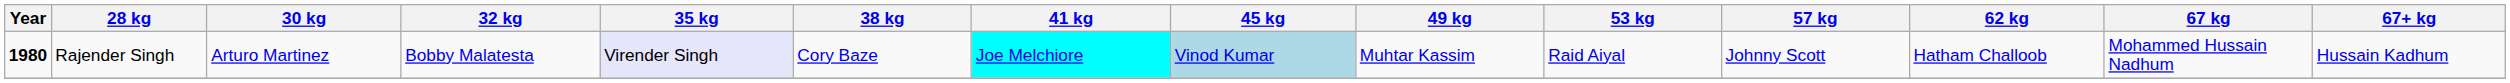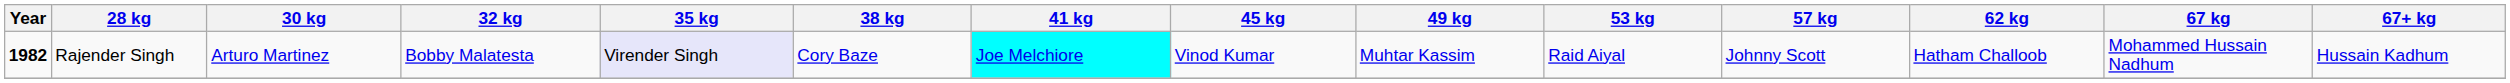(28, 55) 1980 -> (28, 55) 1982
(1224, 55) lightblue background -> (1224, 55) no background
